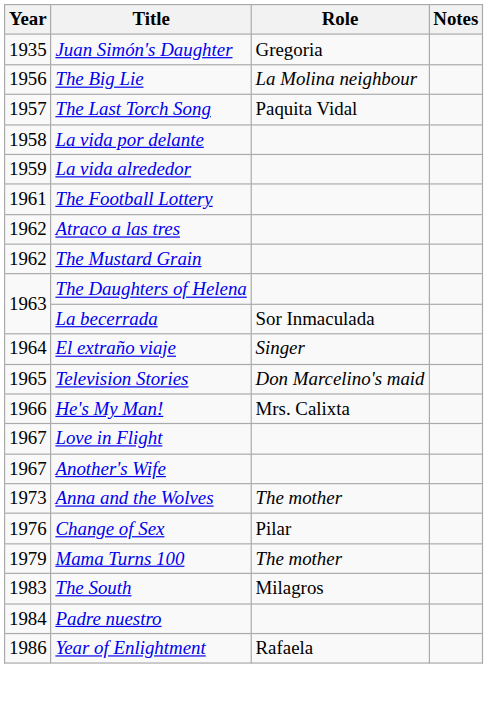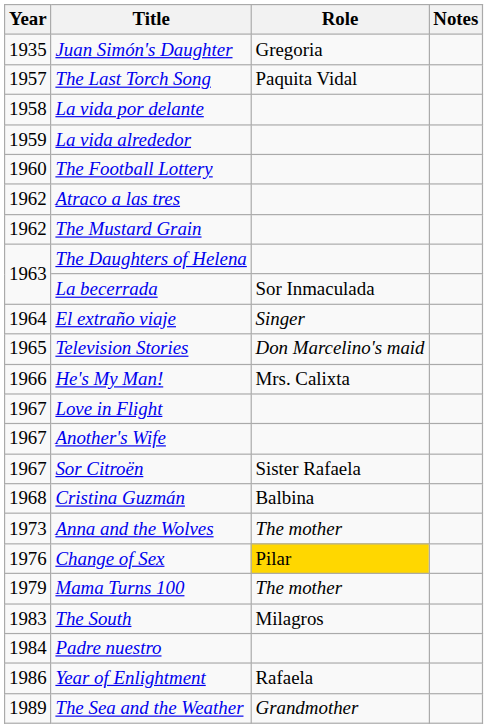- row: (99, 79)
(28, 199) 1961 -> (28, 169) 1960
+ row: (99, 468)
+ row: (120, 498)
(273, 528) no background -> (273, 558) gold background
+ row: (149, 708)
